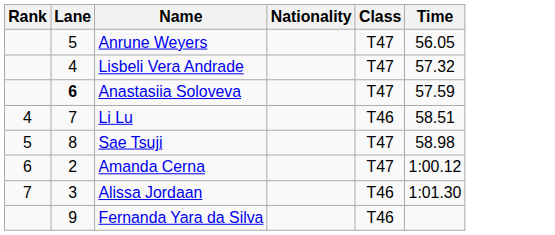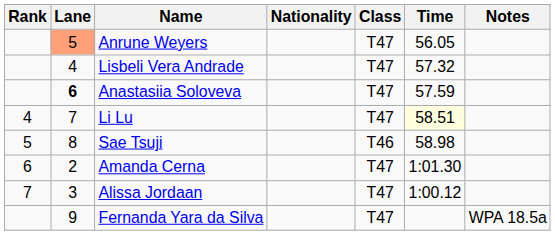+ column: (508, 17)
(73, 42) no background -> (73, 42) lightsalmon background
(380, 117) T46 -> (380, 117) T47
(435, 117) no background -> (435, 117) lightyellow background
(380, 142) T47 -> (380, 142) T46
(435, 167) 1:00.12 -> (435, 167) 1:01.30
(380, 192) T46 -> (380, 192) T47
(435, 192) 1:01.30 -> (435, 192) 1:00.12
(380, 218) T46 -> (380, 218) T47
